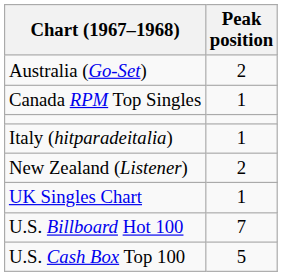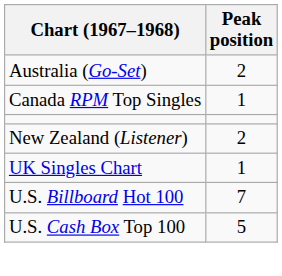- row: (91, 138)
